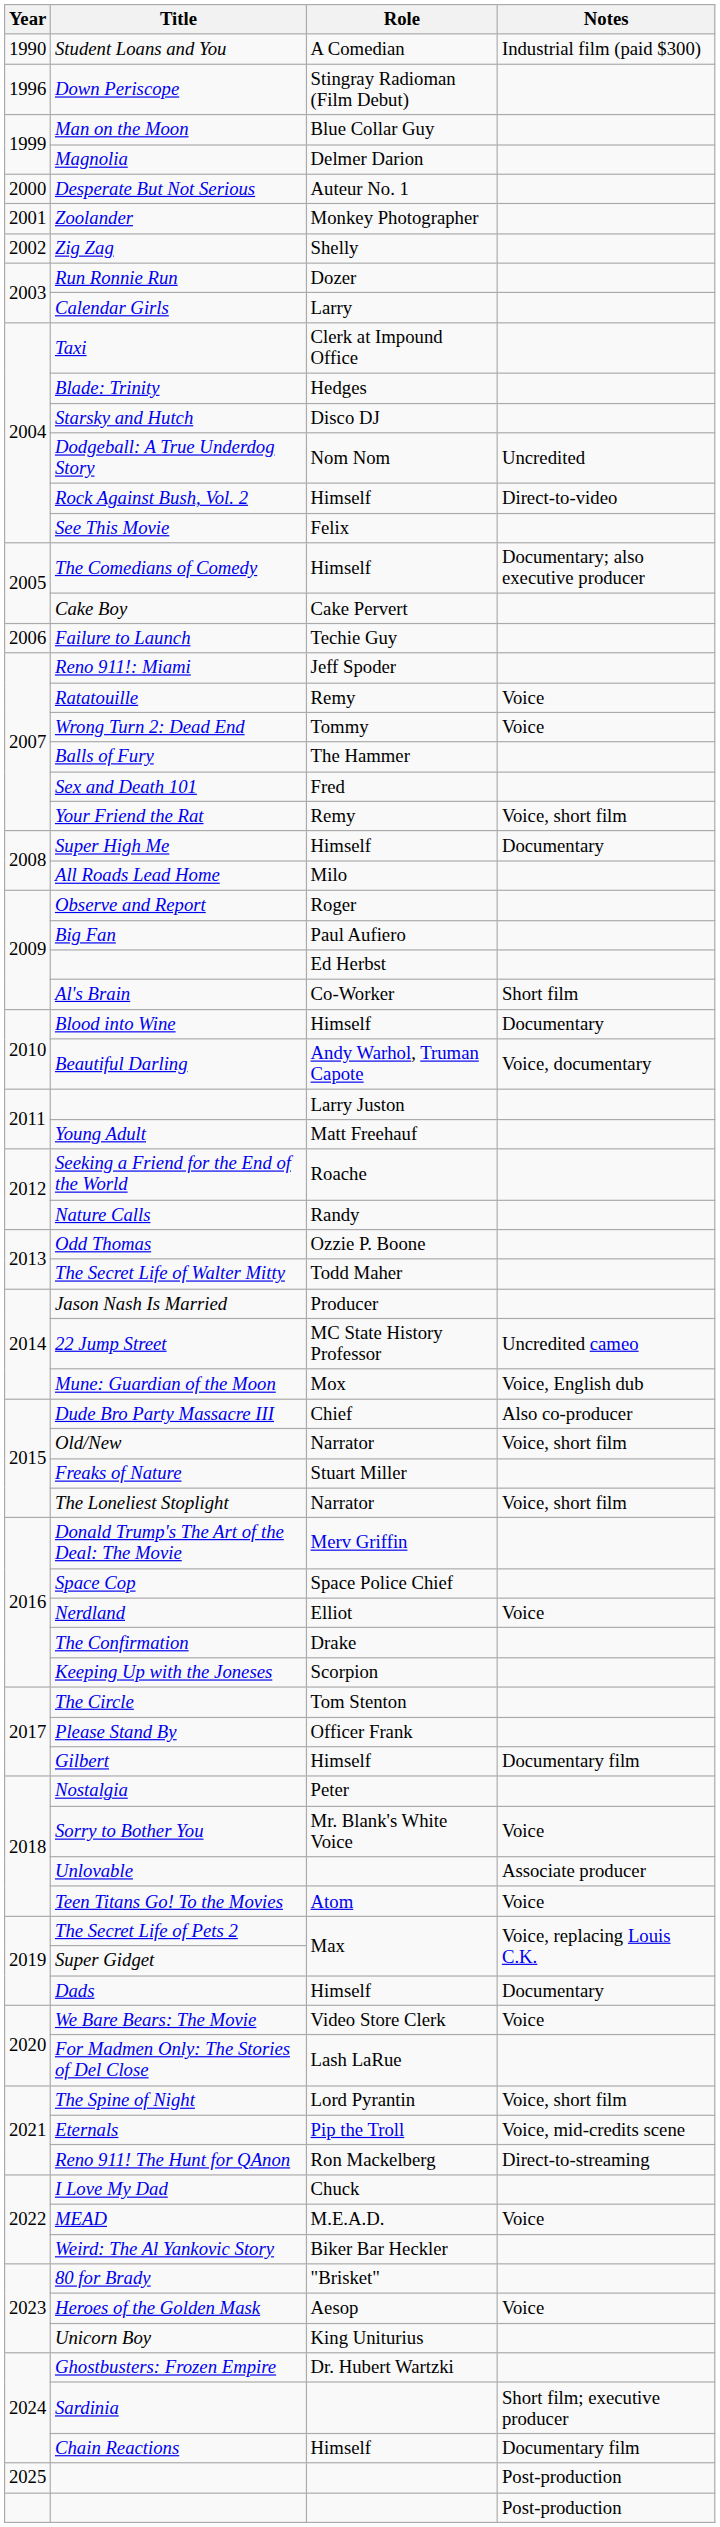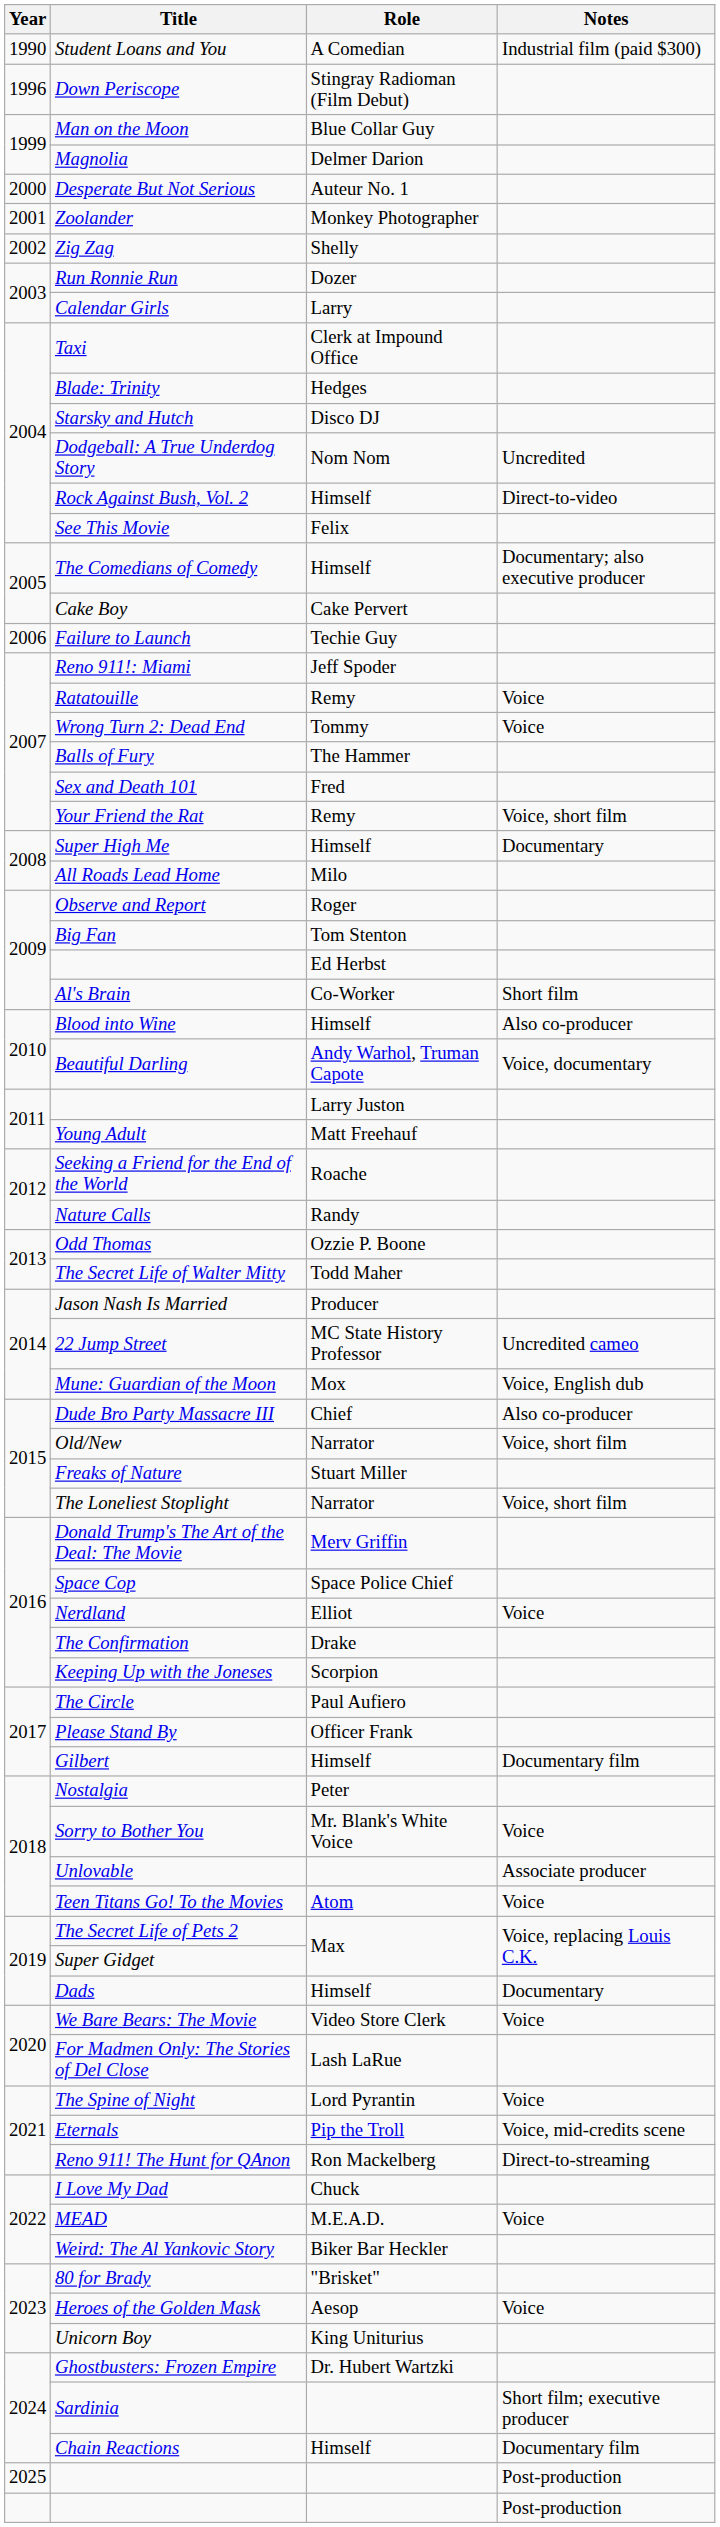(358, 934) Paul Aufiero -> (359, 934) Tom Stenton
(553, 1023) Documentary -> (567, 1023) Also co-producer
(359, 1701) Tom Stenton -> (358, 1701) Paul Aufiero
(564, 2100) Voice, short film -> (523, 2100) Voice
